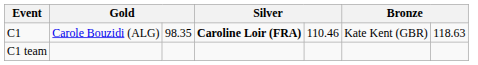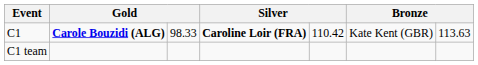(106, 32) normal -> (108, 32) bold
(178, 32) 98.35 -> (183, 32) 98.33
(323, 32) 110.46 -> (328, 32) 110.42
(449, 32) 118.63 -> (454, 32) 113.63
